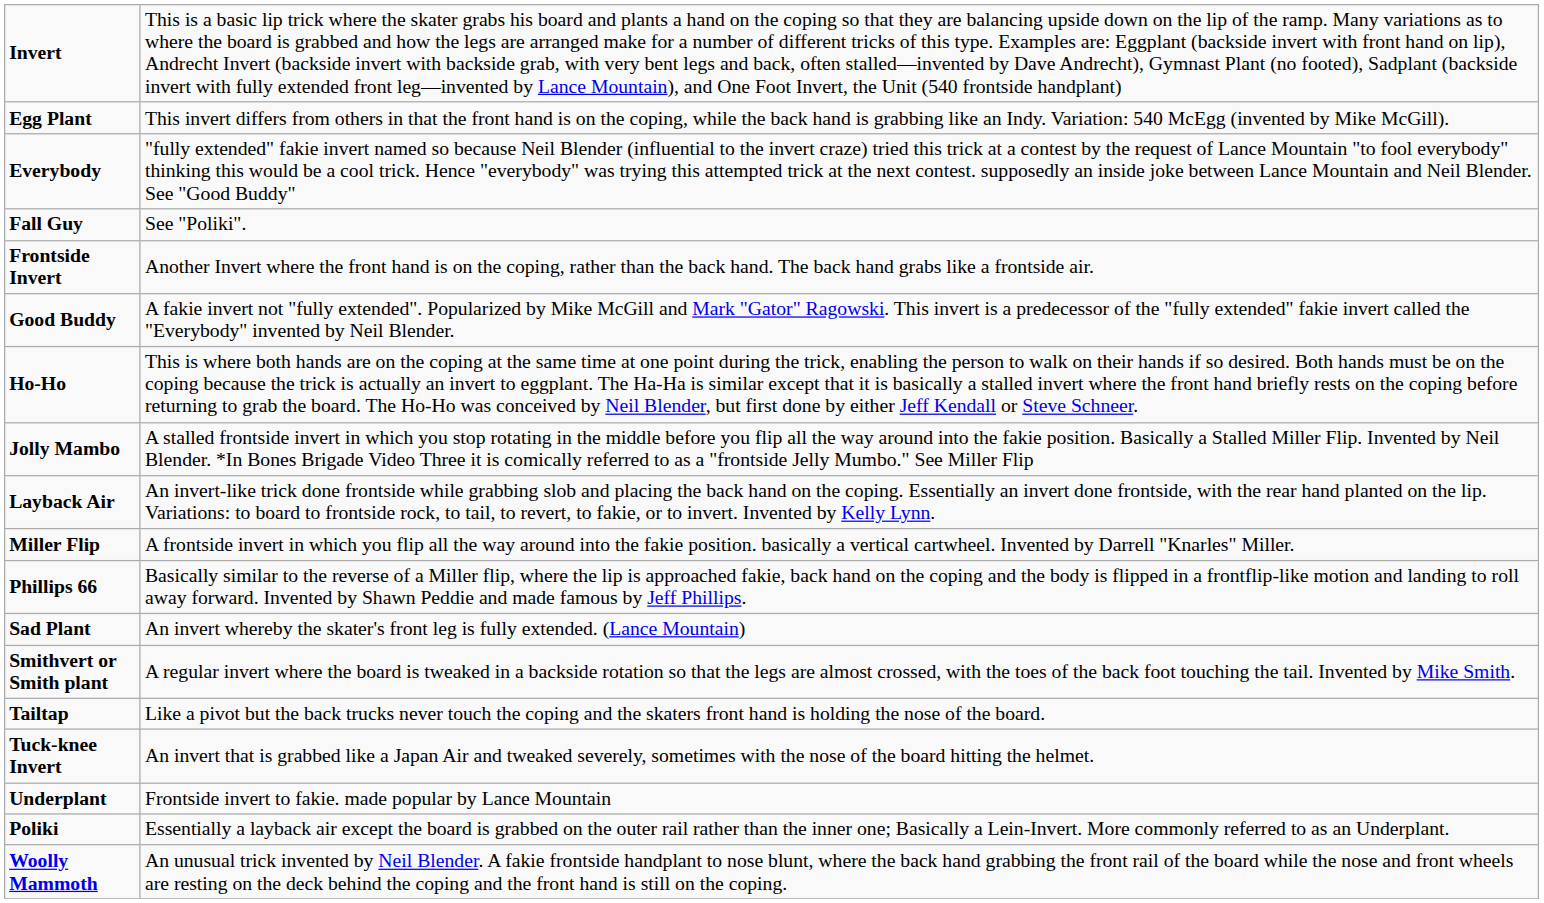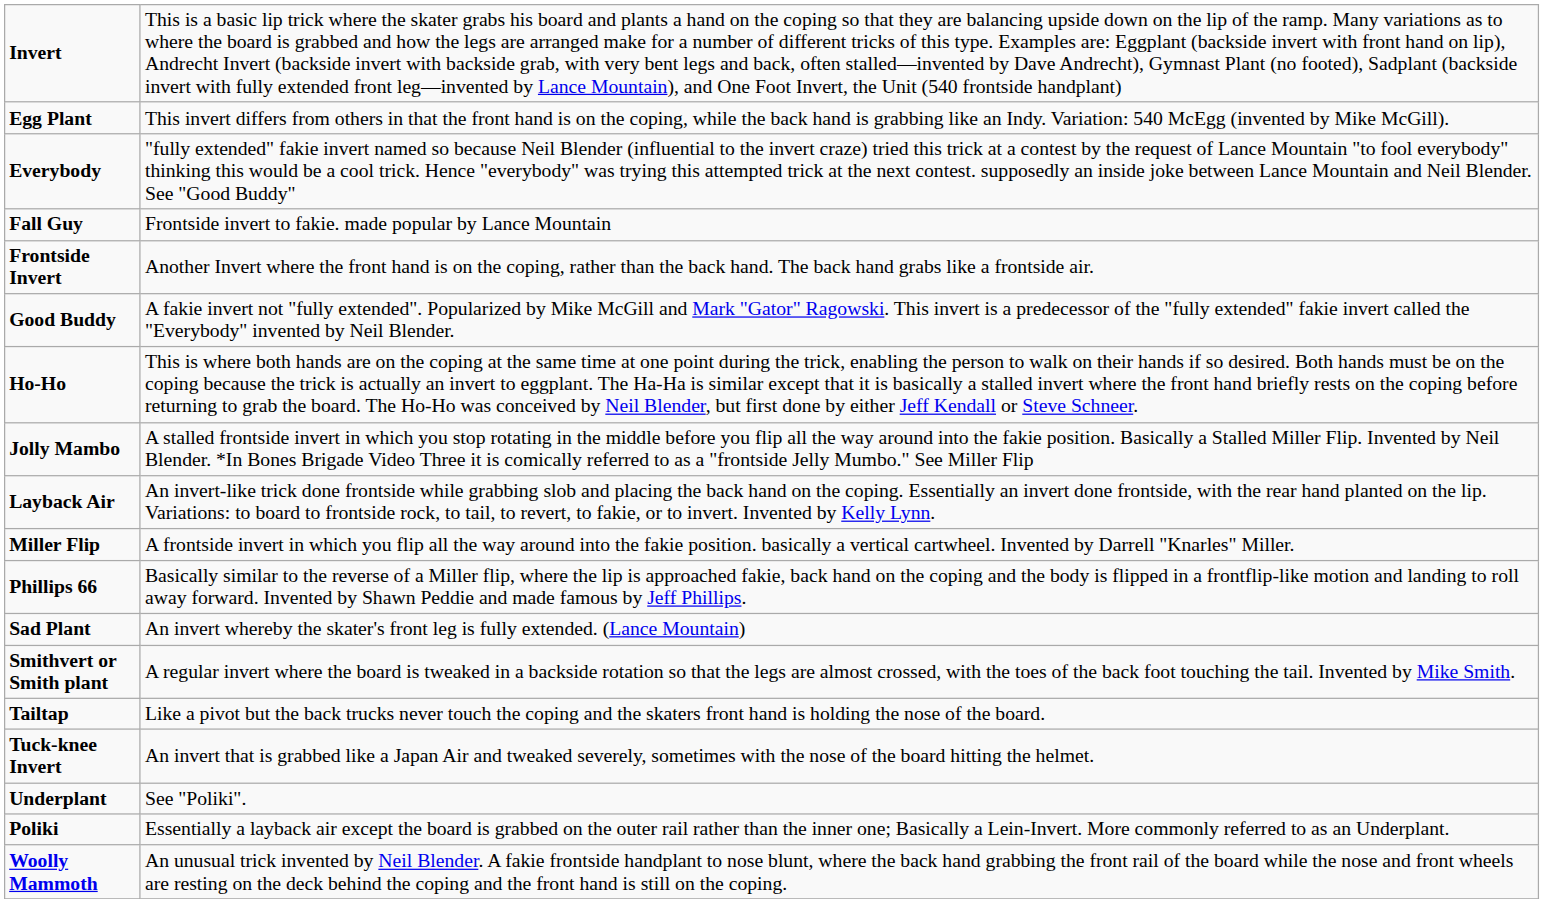(196, 224) See "Poliki". -> (378, 224) Frontside invert to fakie. made popular by Lance Mountain
(378, 798) Frontside invert to fakie. made popular by Lance Mountain -> (196, 798) See "Poliki".
